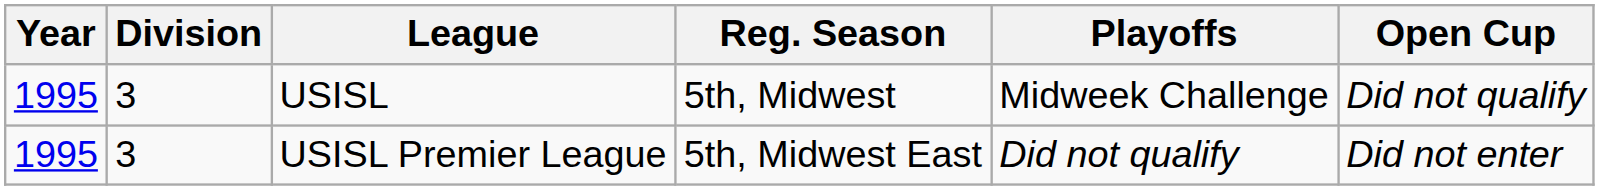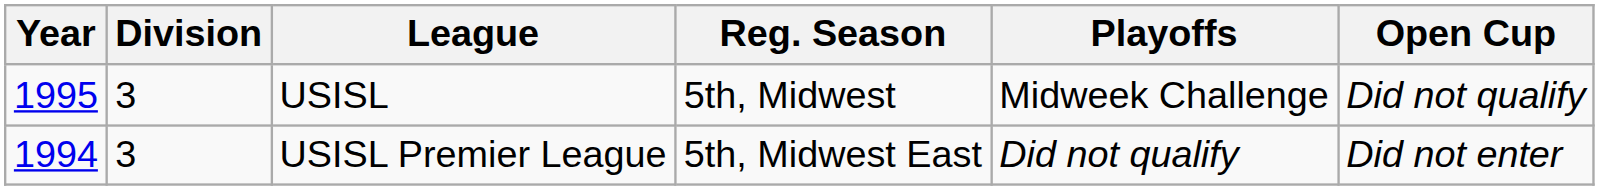(56, 154) 1995 -> (56, 154) 1994
